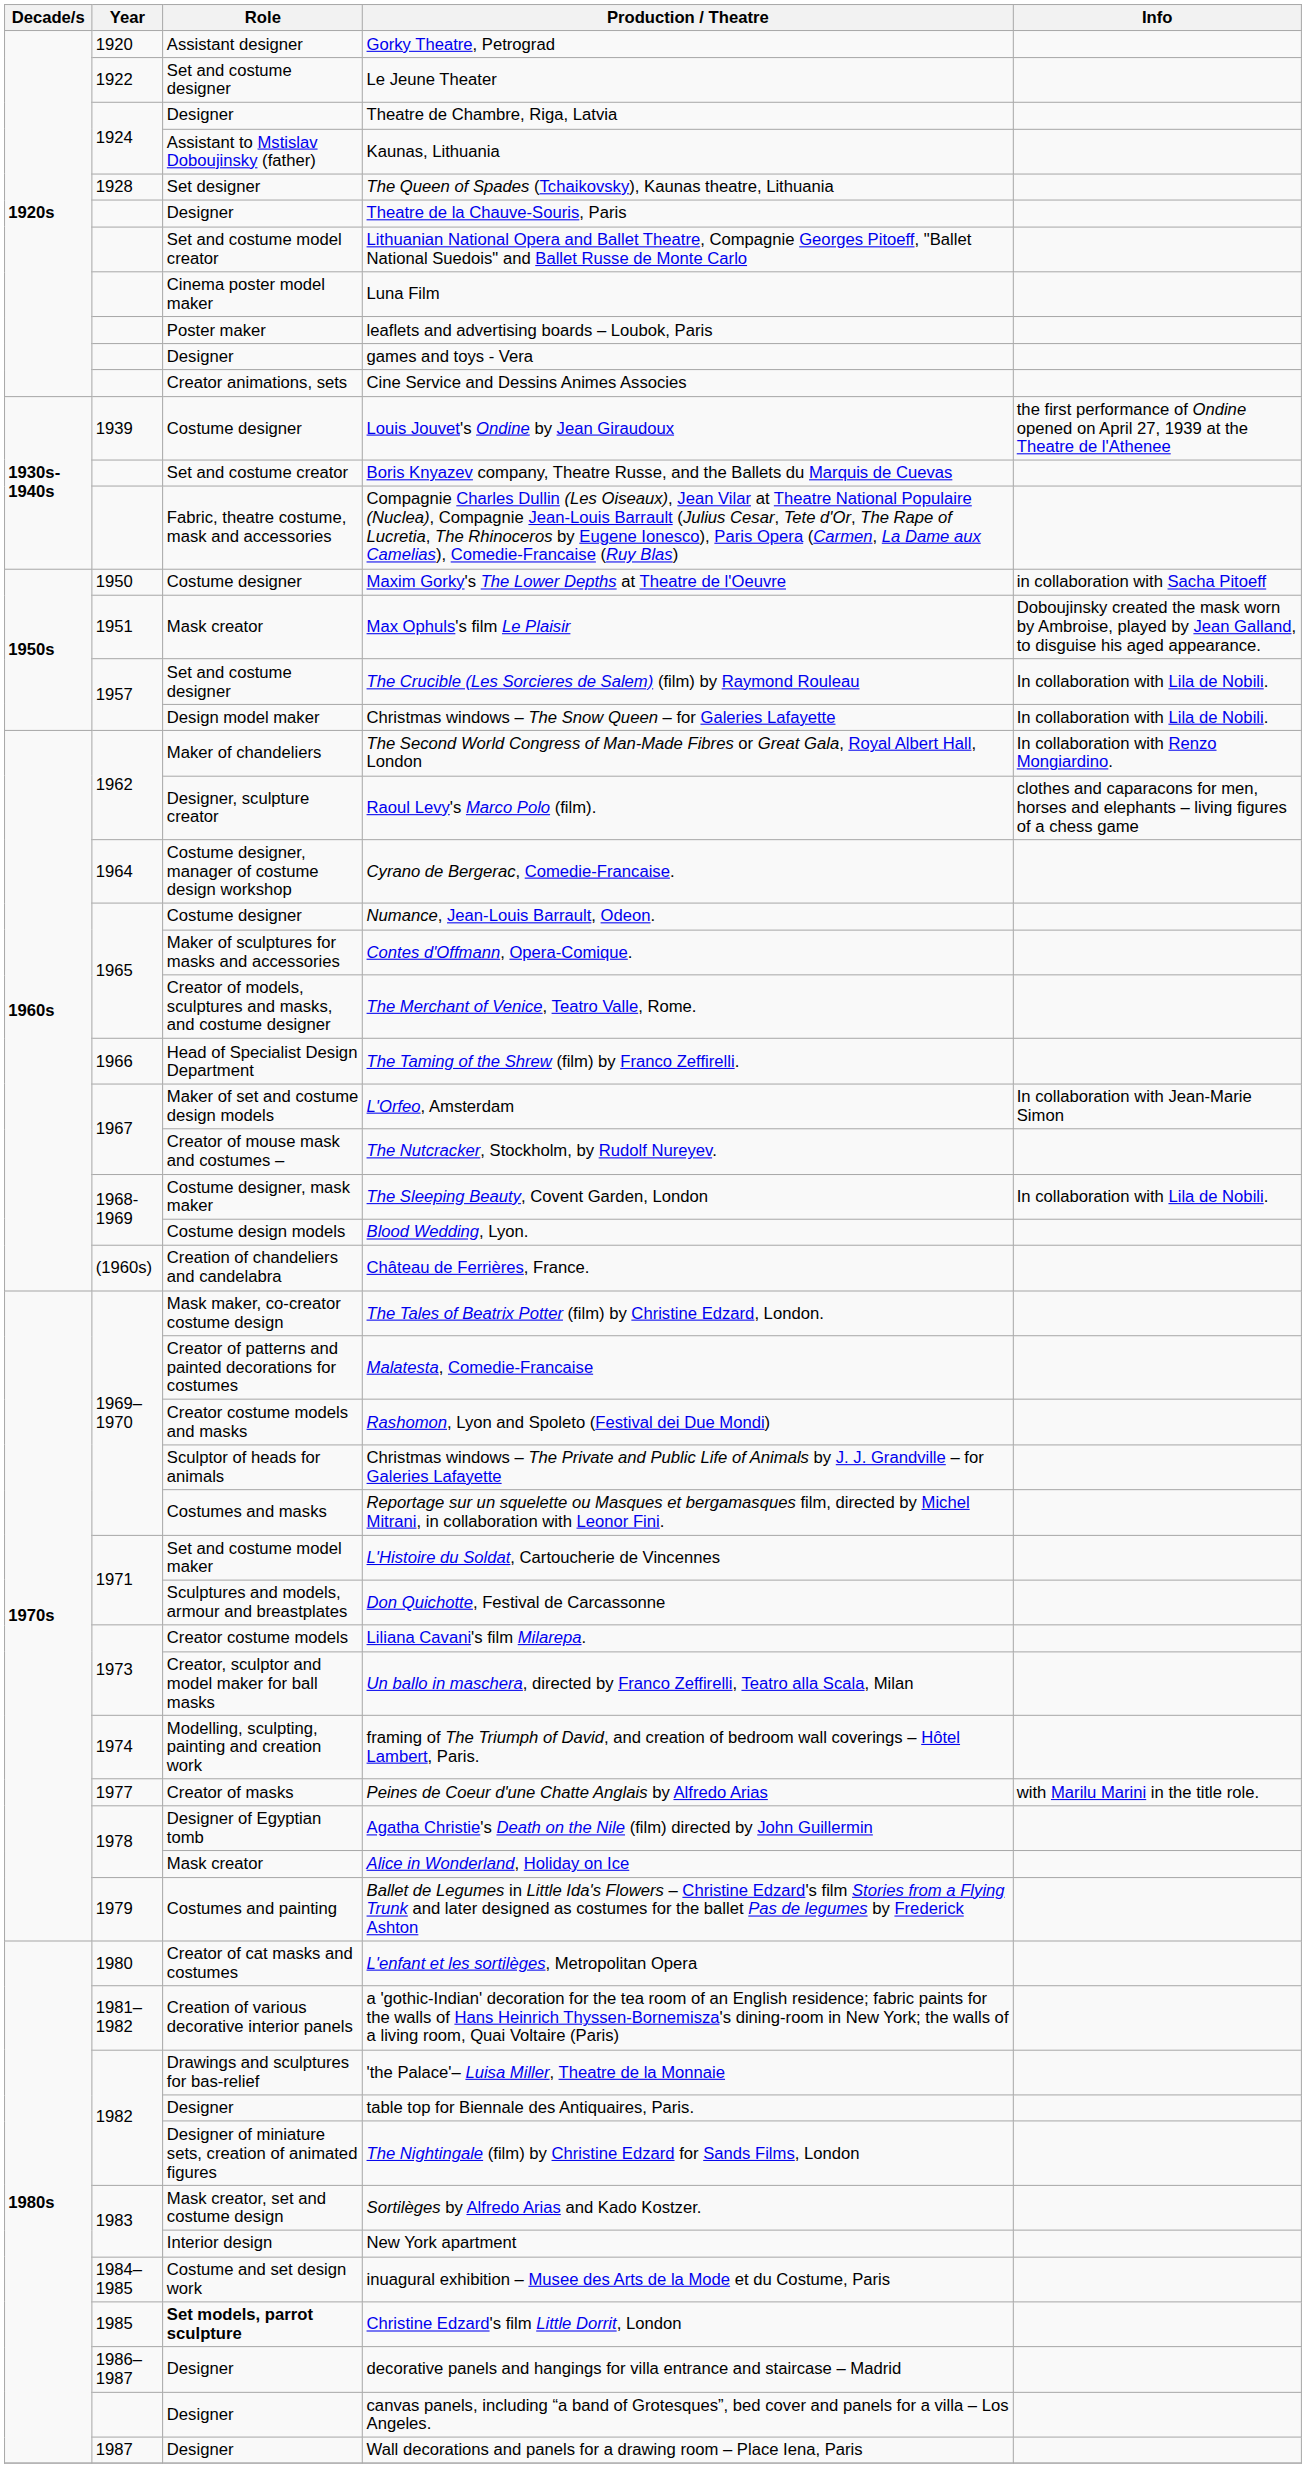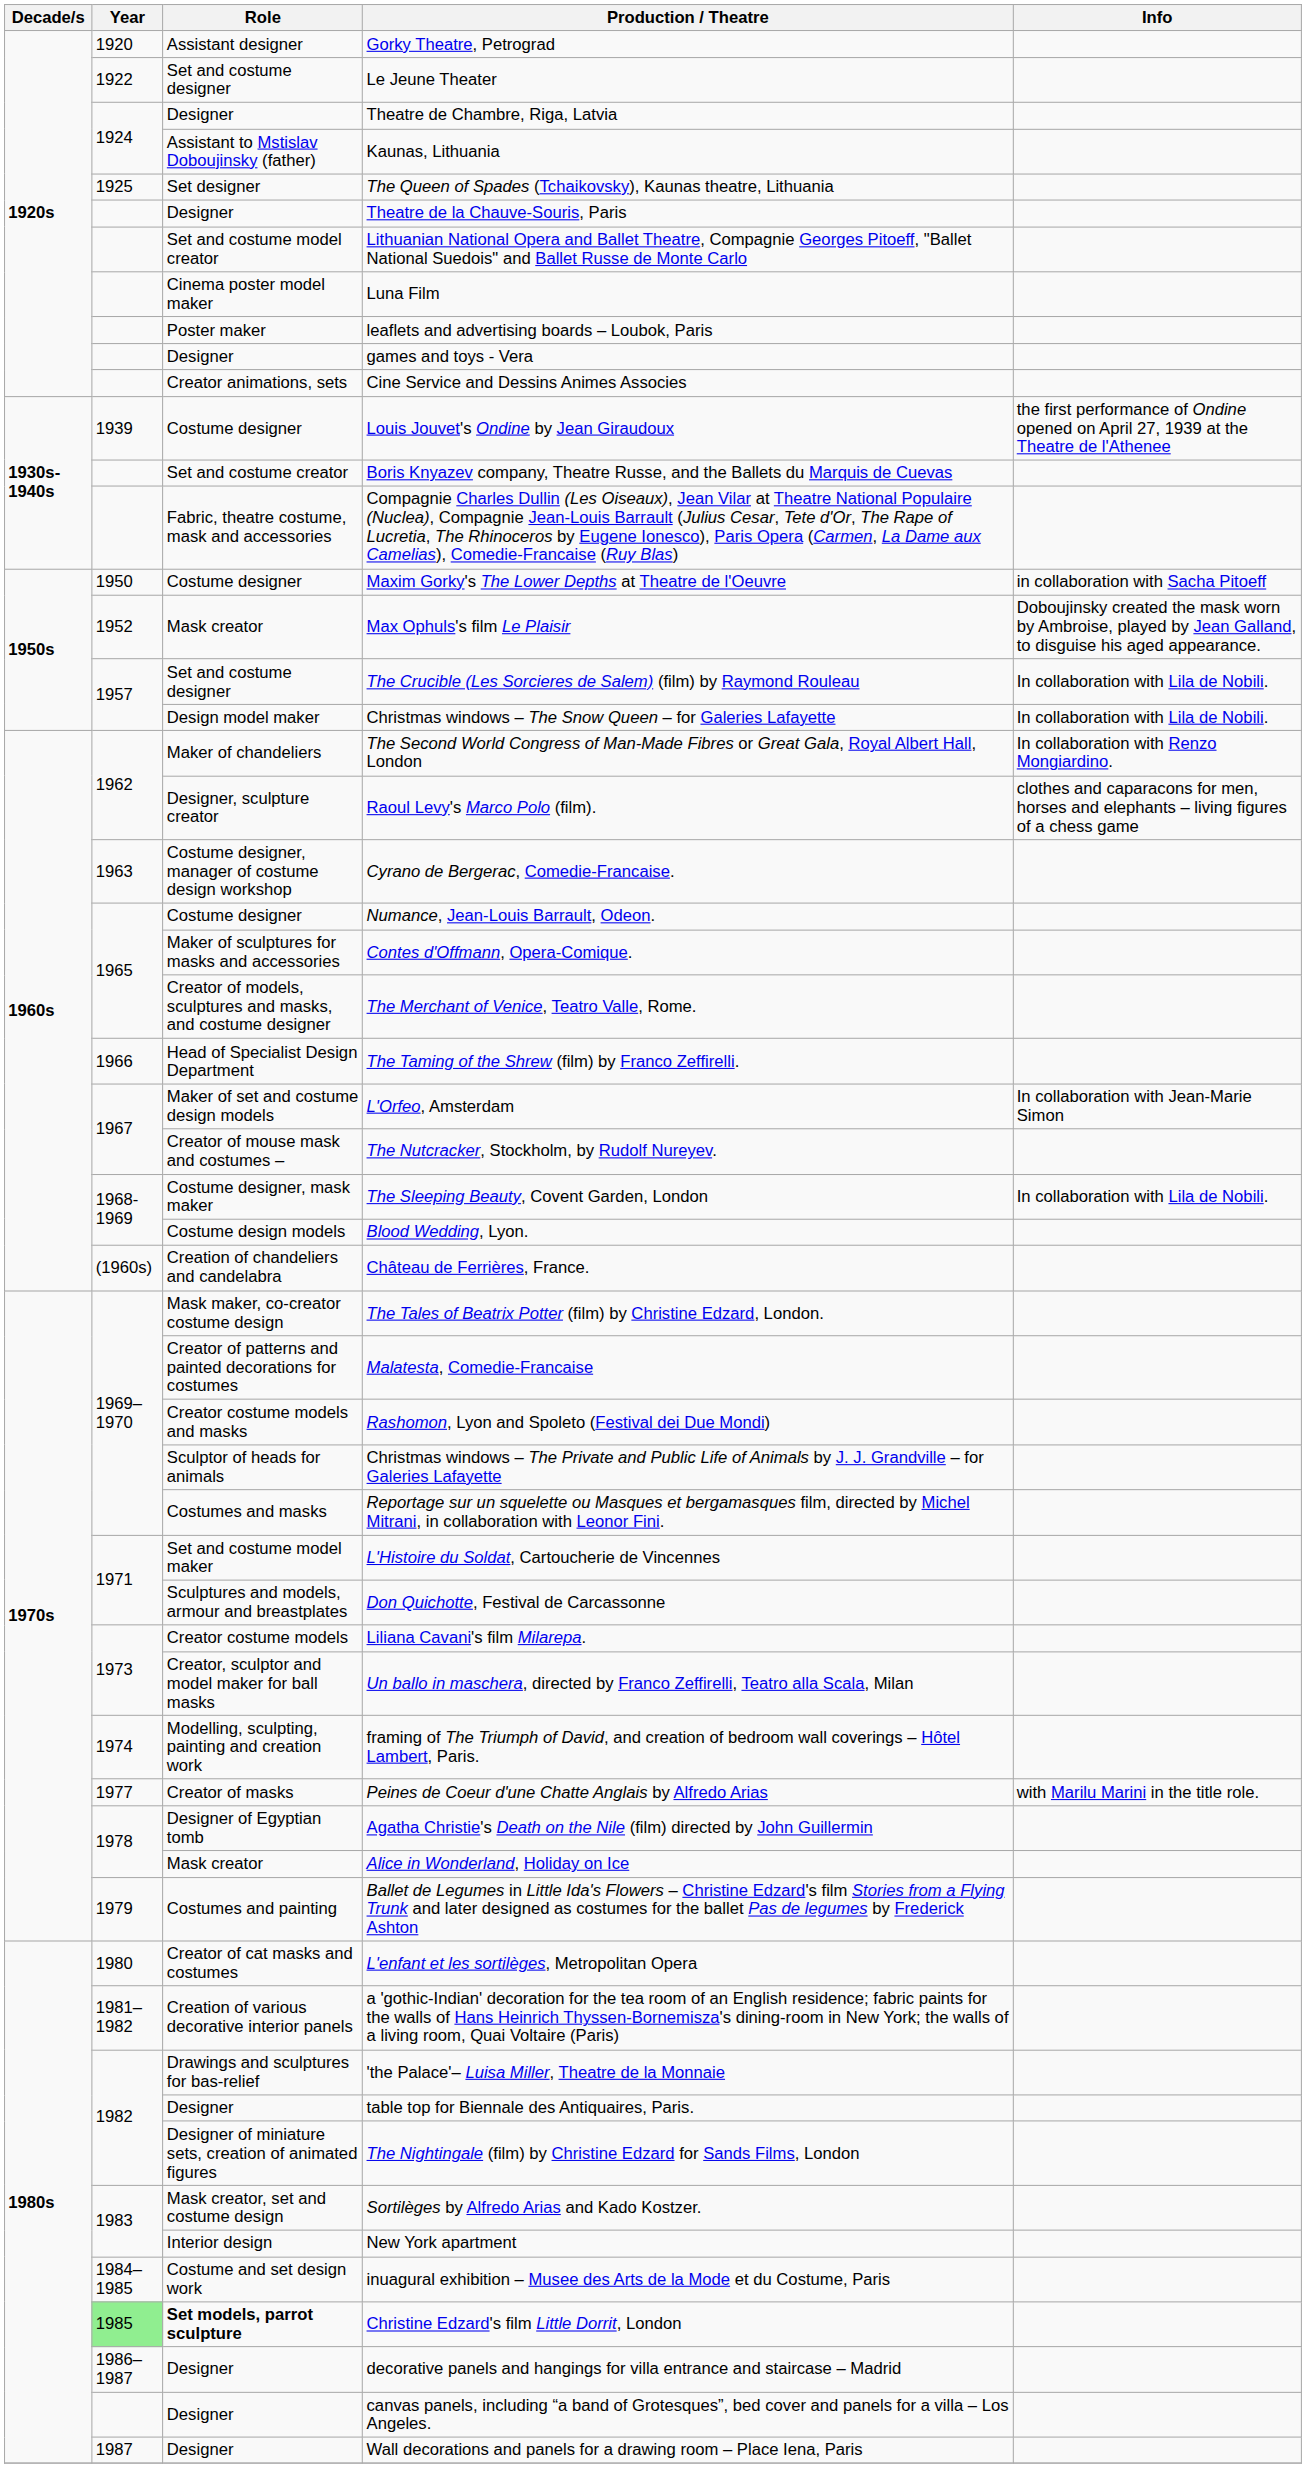(114, 187) 1928 -> (114, 187) 1925
(114, 627) 1951 -> (114, 627) 1952
(114, 871) 1964 -> (114, 871) 1963
(114, 2324) no background -> (114, 2324) lightgreen background
